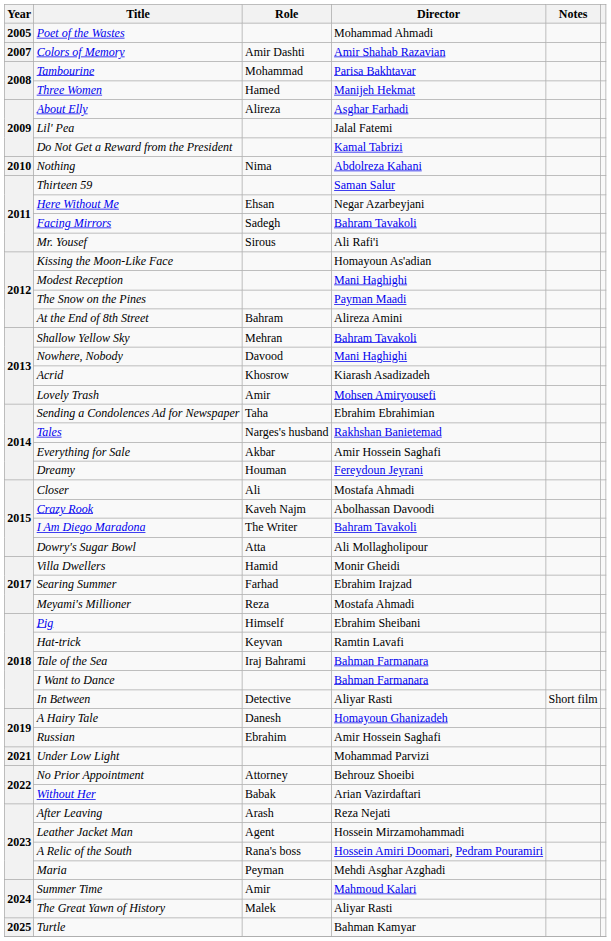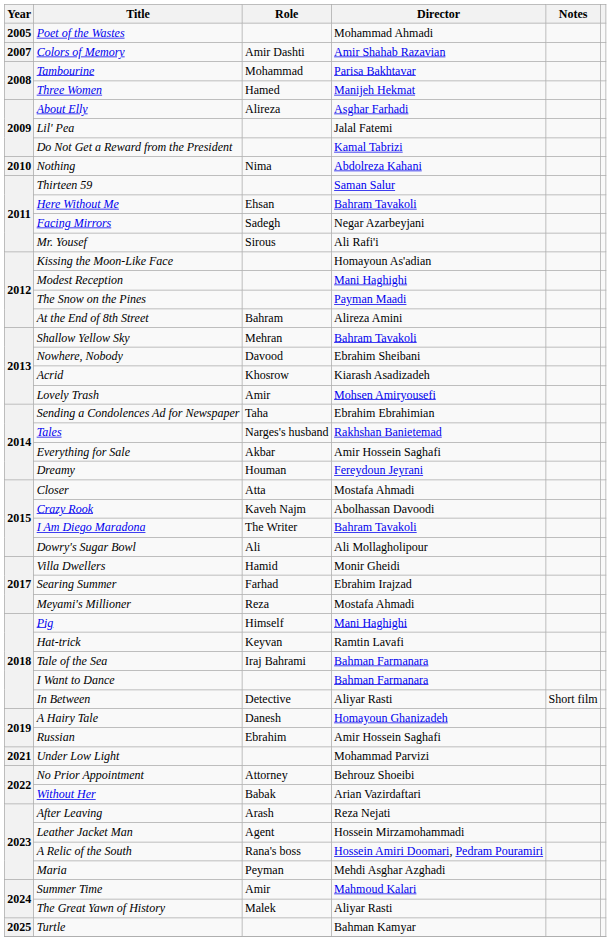(379, 204) Negar Azarbeyjani -> (375, 204) Bahram Tavakoli
(375, 223) Bahram Tavakoli -> (379, 223) Negar Azarbeyjani
(371, 356) Mani Haghighi -> (377, 356) Ebrahim Sheibani
(253, 489) Ali -> (255, 489) Atta
(255, 546) Atta -> (253, 546) Ali
(377, 623) Ebrahim Sheibani -> (371, 623) Mani Haghighi
